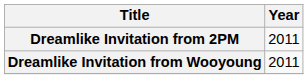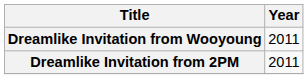rows swapped: (135, 39) <-> (135, 62)
